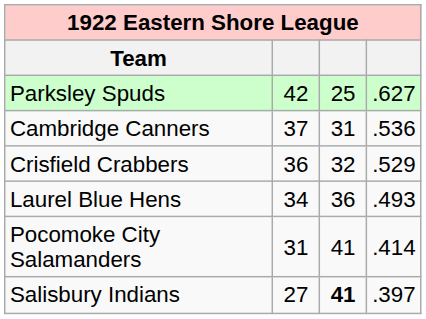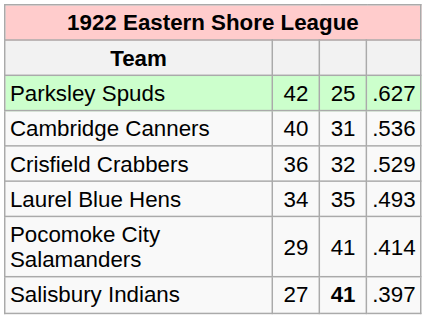(296, 129) 37 -> (296, 129) 40
(343, 199) 36 -> (343, 199) 35
(296, 247) 31 -> (296, 247) 29
